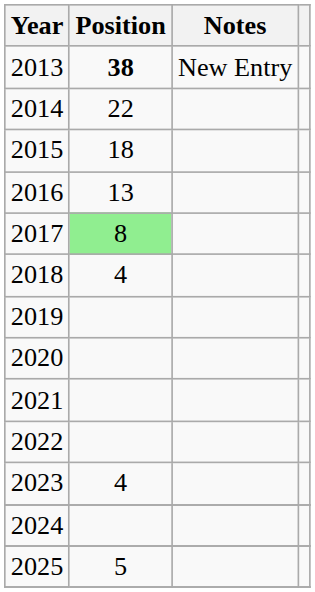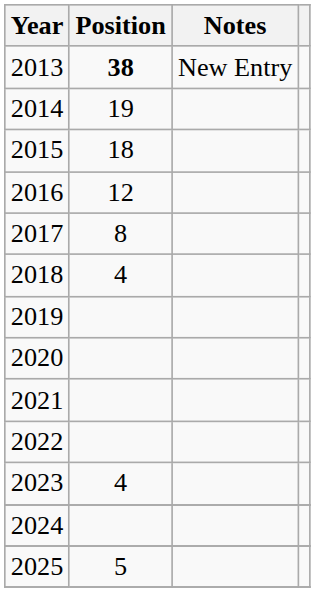(121, 108) 22 -> (121, 108) 19
(121, 191) 13 -> (121, 191) 12
(121, 233) lightgreen background -> (121, 233) no background
